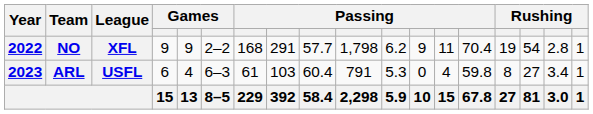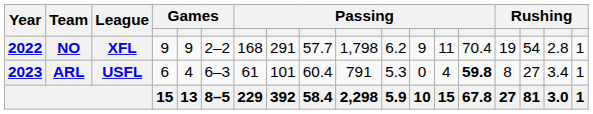(283, 72) 103 -> (283, 72) 101
(477, 72) normal -> (477, 72) bold
